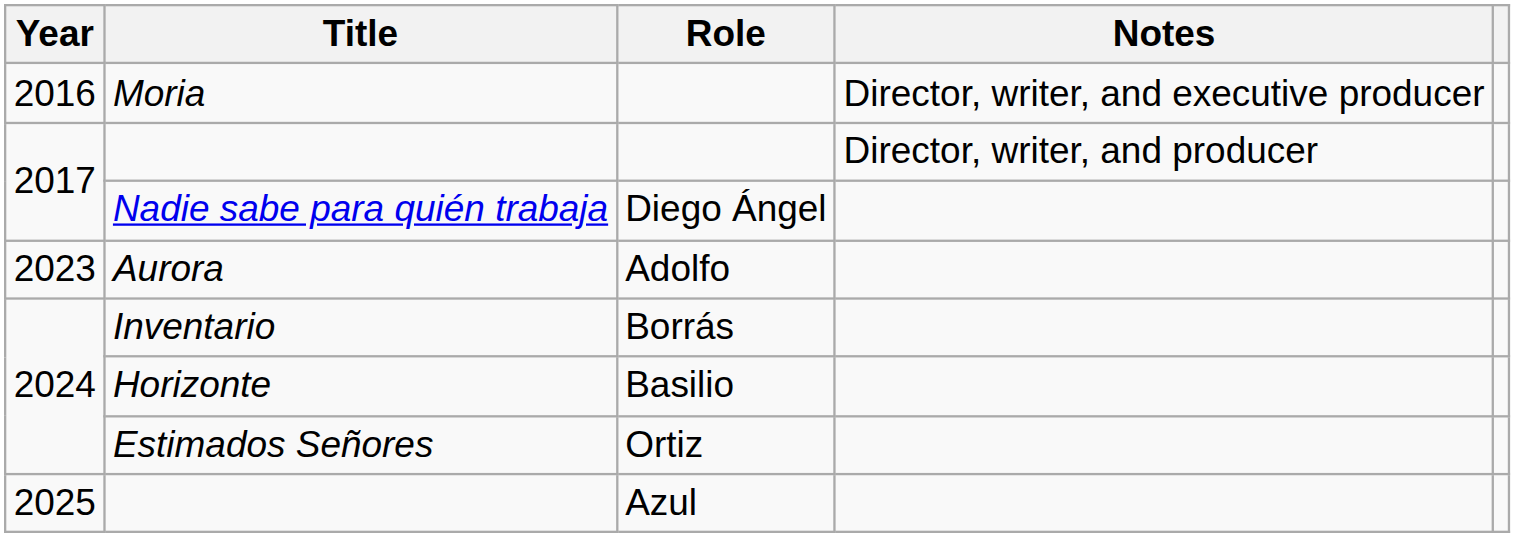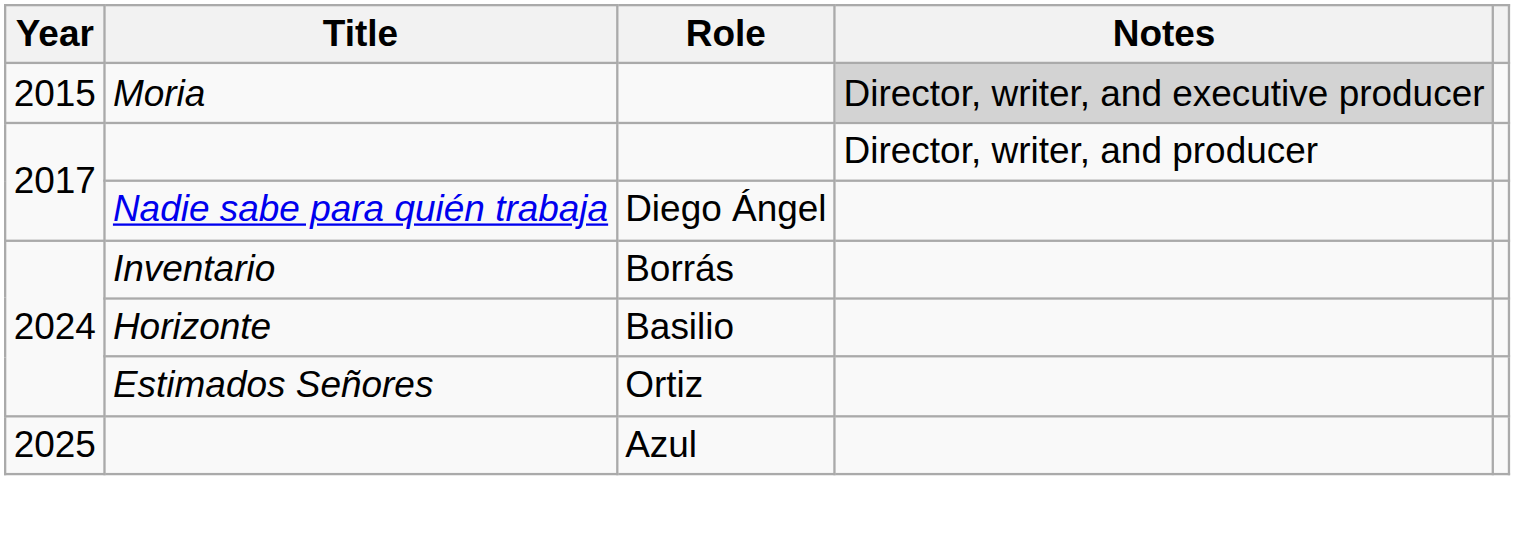(55, 92) 2016 -> (55, 92) 2015
(1164, 92) no background -> (1164, 92) lightgrey background
- row: (168, 268)
